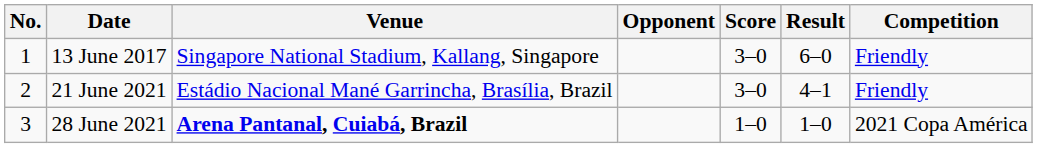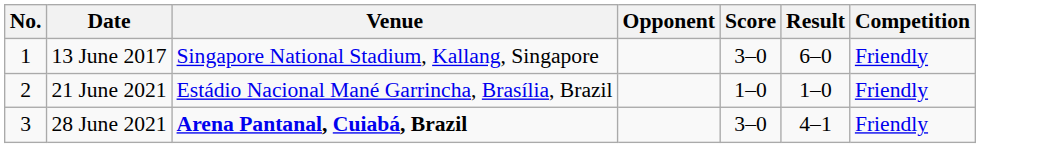(751, 90) 3–0 -> (751, 90) 1–0
(816, 90) 4–1 -> (816, 90) 1–0
(751, 124) 1–0 -> (751, 124) 3–0
(816, 124) 1–0 -> (816, 124) 4–1
(941, 124) 2021 Copa América -> (891, 124) Friendly
